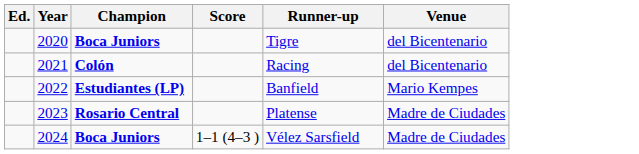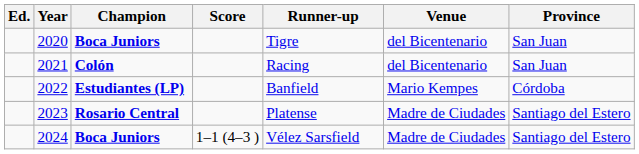+ column: (571, 16)
